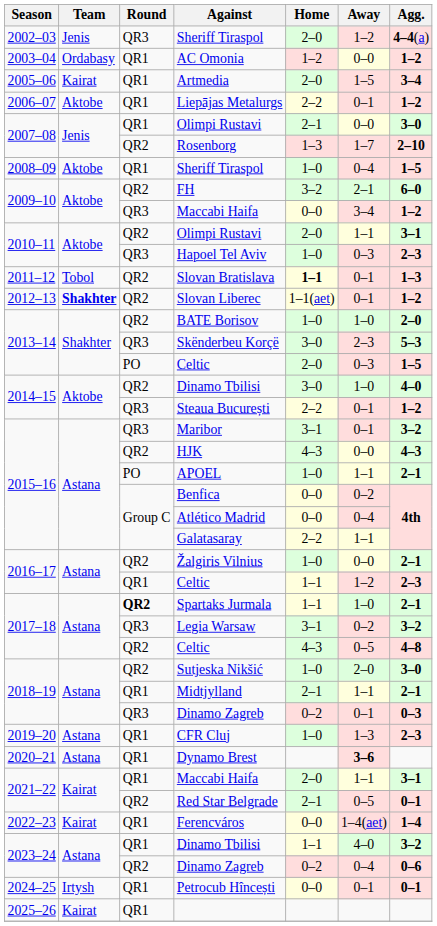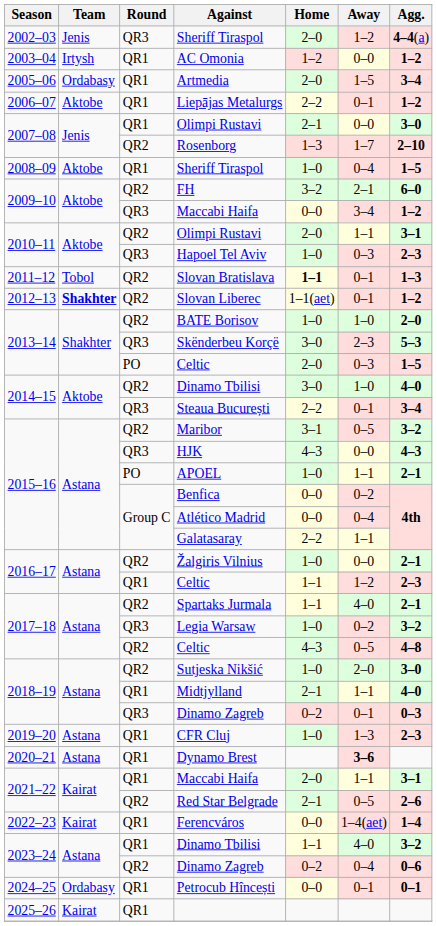(88, 59) Ordabasy -> (78, 59) Irtysh
(79, 80) Kairat -> (88, 80) Ordabasy
(411, 408) 1–2 -> (411, 408) 3–4
(136, 430) QR3 -> (136, 430) QR2
(364, 430) 0–1 -> (364, 430) 0–5
(136, 451) QR2 -> (136, 451) QR3
(136, 604) bold -> (136, 604) normal
(364, 604) 1–0 -> (364, 604) 4–0
(312, 626) 3–1 -> (312, 626) 1–0
(411, 691) 2–1 -> (411, 691) 4–0
(411, 801) 0–1 -> (411, 801) 2–6
(78, 888) Irtysh -> (88, 888) Ordabasy
